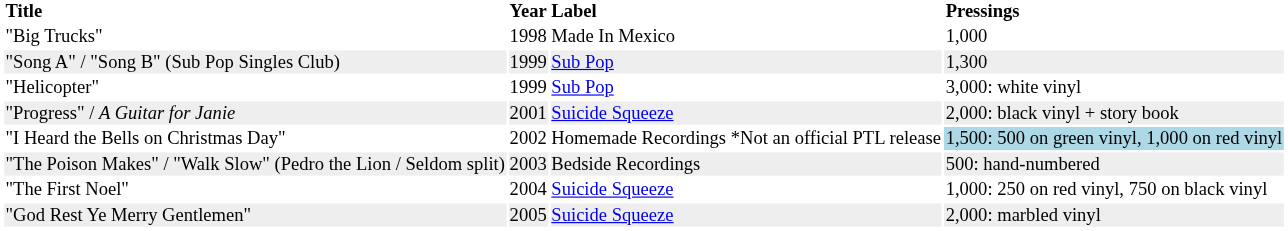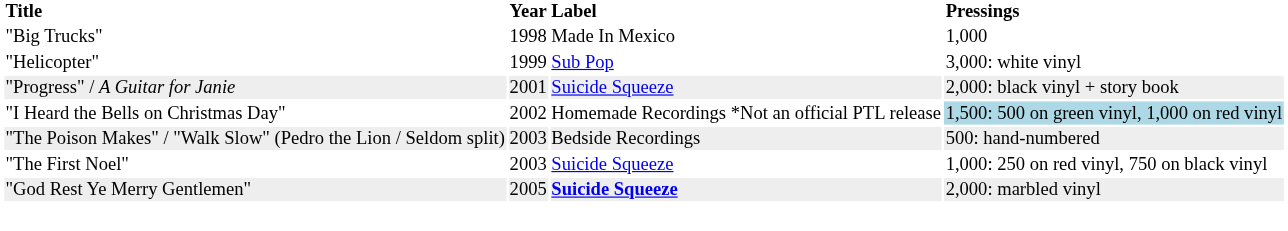- row: (173, 61)
(528, 189) 2004 -> (528, 163) 2003
(612, 214) normal -> (615, 189) bold
